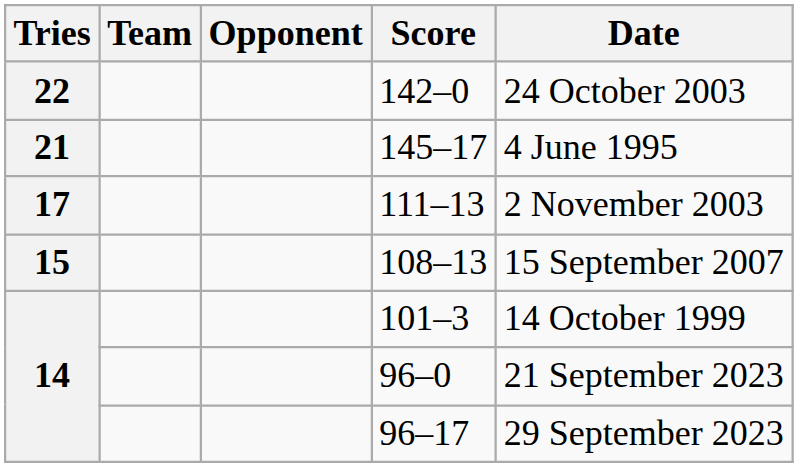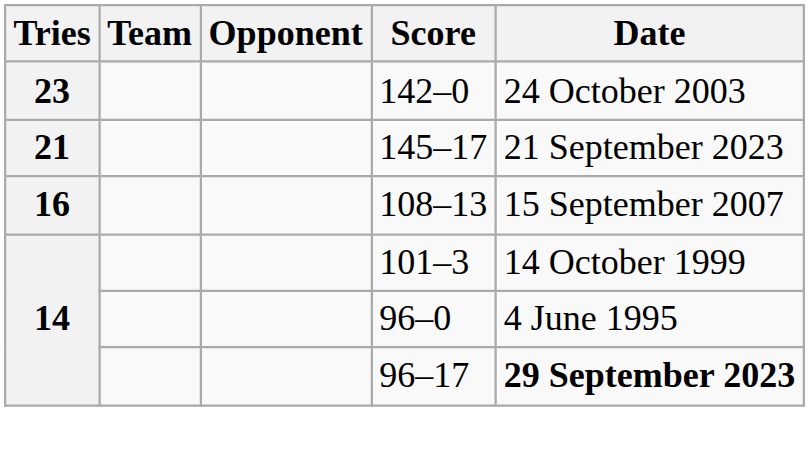(52, 90) 22 -> (52, 90) 23
(591, 147) 4 June 1995 -> (644, 147) 21 September 2023
- row: (432, 204)
(52, 261) 15 -> (52, 204) 16
(644, 375) 21 September 2023 -> (591, 318) 4 June 1995
(644, 432) normal -> (650, 375) bold
